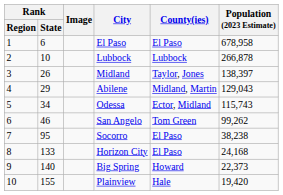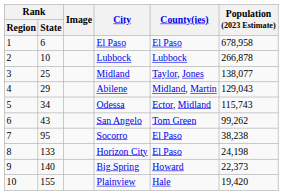(45, 74) 26 -> (45, 74) 25
(237, 74) 138,397 -> (237, 74) 138,077
(45, 120) 46 -> (45, 120) 43
(235, 151) 24,168 -> (235, 151) 24,198
